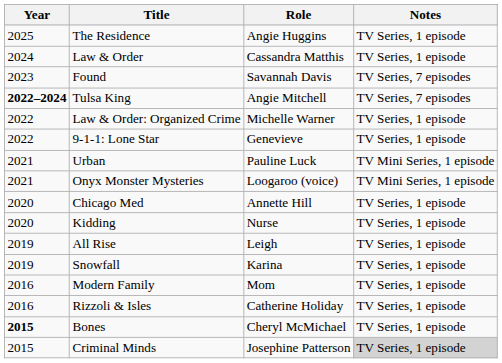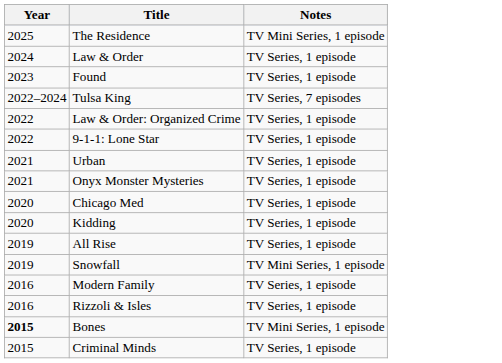- column: (299, 14)
(411, 35) TV Series, 1 episode -> (316, 35) TV Mini Series, 1 episode
(414, 77) TV Series, 7 episodes -> (301, 77) TV Series, 1 episode
(37, 98) bold -> (37, 98) normal
(425, 160) TV Mini Series, 1 episode -> (301, 160) TV Series, 1 episode
(425, 181) TV Mini Series, 1 episode -> (301, 181) TV Series, 1 episode
(411, 264) TV Series, 1 episode -> (316, 264) TV Mini Series, 1 episode
(411, 327) TV Series, 1 episode -> (316, 327) TV Mini Series, 1 episode
(411, 347) lightgrey background -> (301, 347) no background
